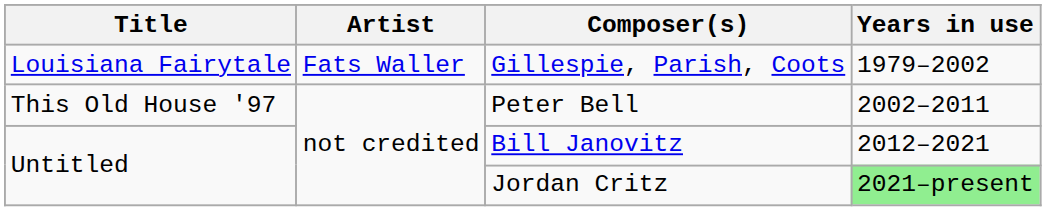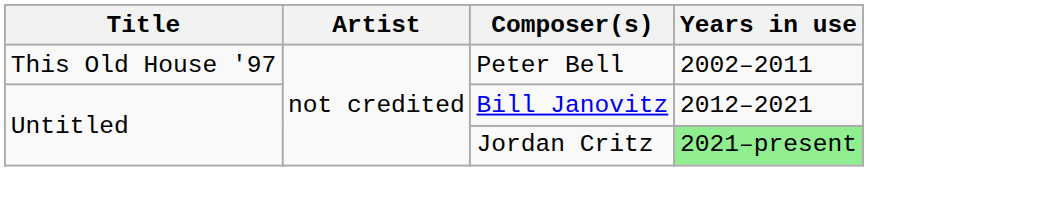- row: (668, 65)
